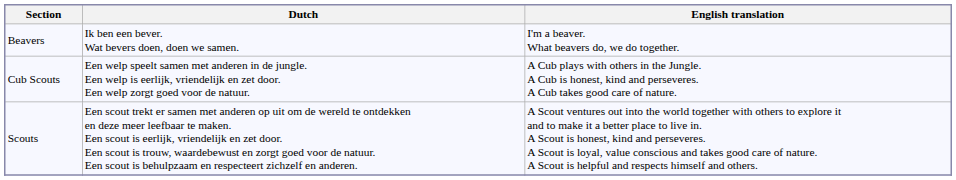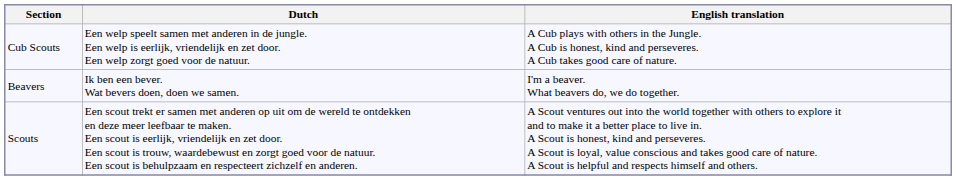rows swapped: (26, 40) <-> (34, 79)
